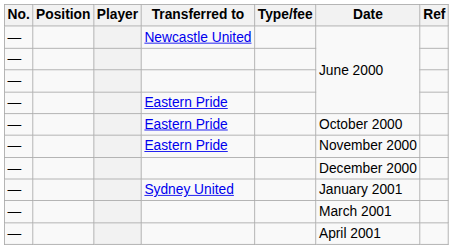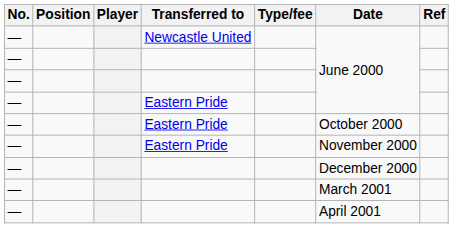- row: (14, 189)
